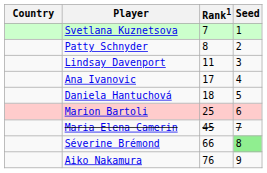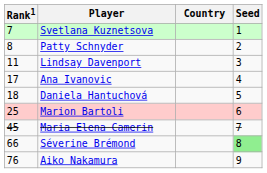columns swapped: (33, 14) <-> (217, 14)
